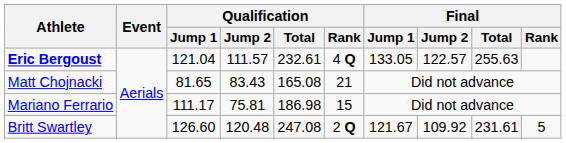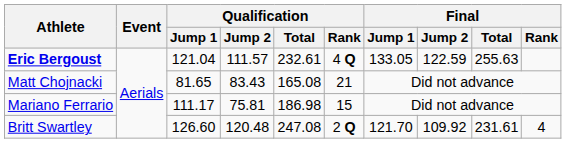(445, 60) 122.57 -> (445, 60) 122.59
(391, 127) 121.67 -> (391, 127) 121.70
(541, 127) 5 -> (541, 127) 4
